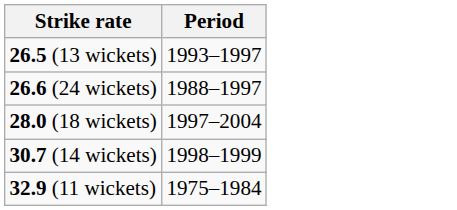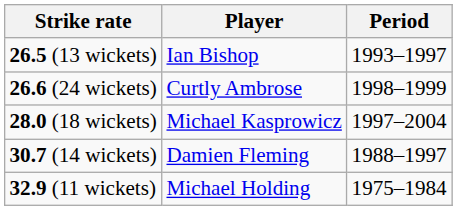+ column: (254, 21)
(214, 88) 1988–1997 -> (399, 88) 1998–1999
(214, 155) 1998–1999 -> (399, 155) 1988–1997
